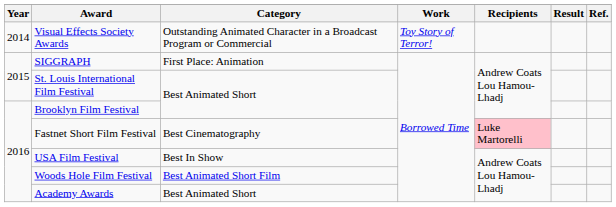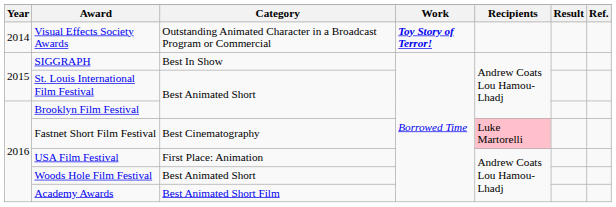(427, 37) normal -> (426, 37) bold
(213, 61) First Place: Animation -> (193, 61) Best In Show
(193, 157) Best In Show -> (213, 157) First Place: Animation
(222, 175) Best Animated Short Film -> (209, 175) Best Animated Short
(210, 193) Best Animated Short -> (221, 193) Best Animated Short Film
